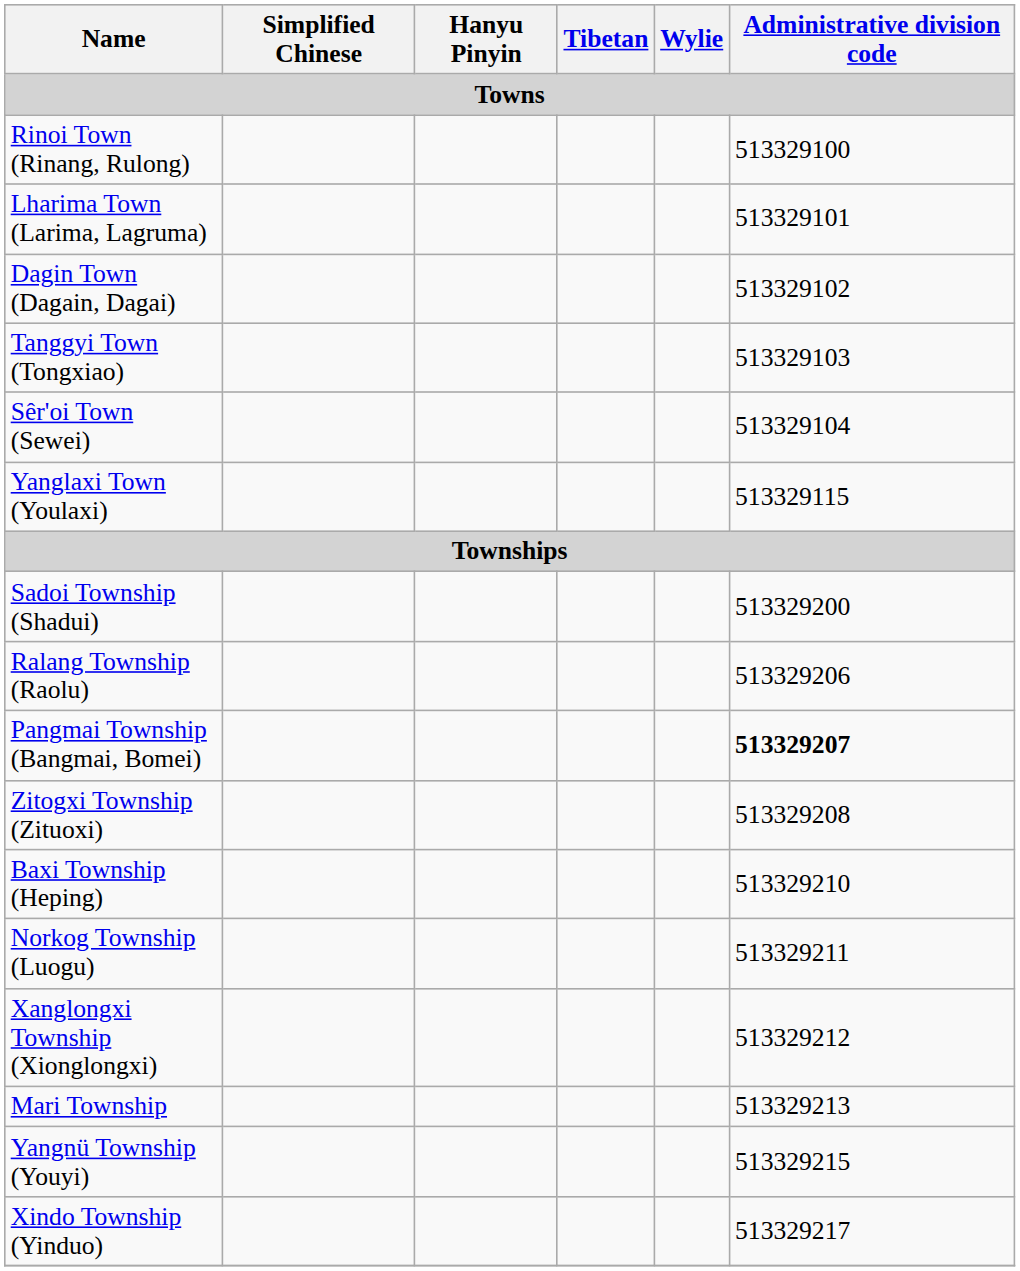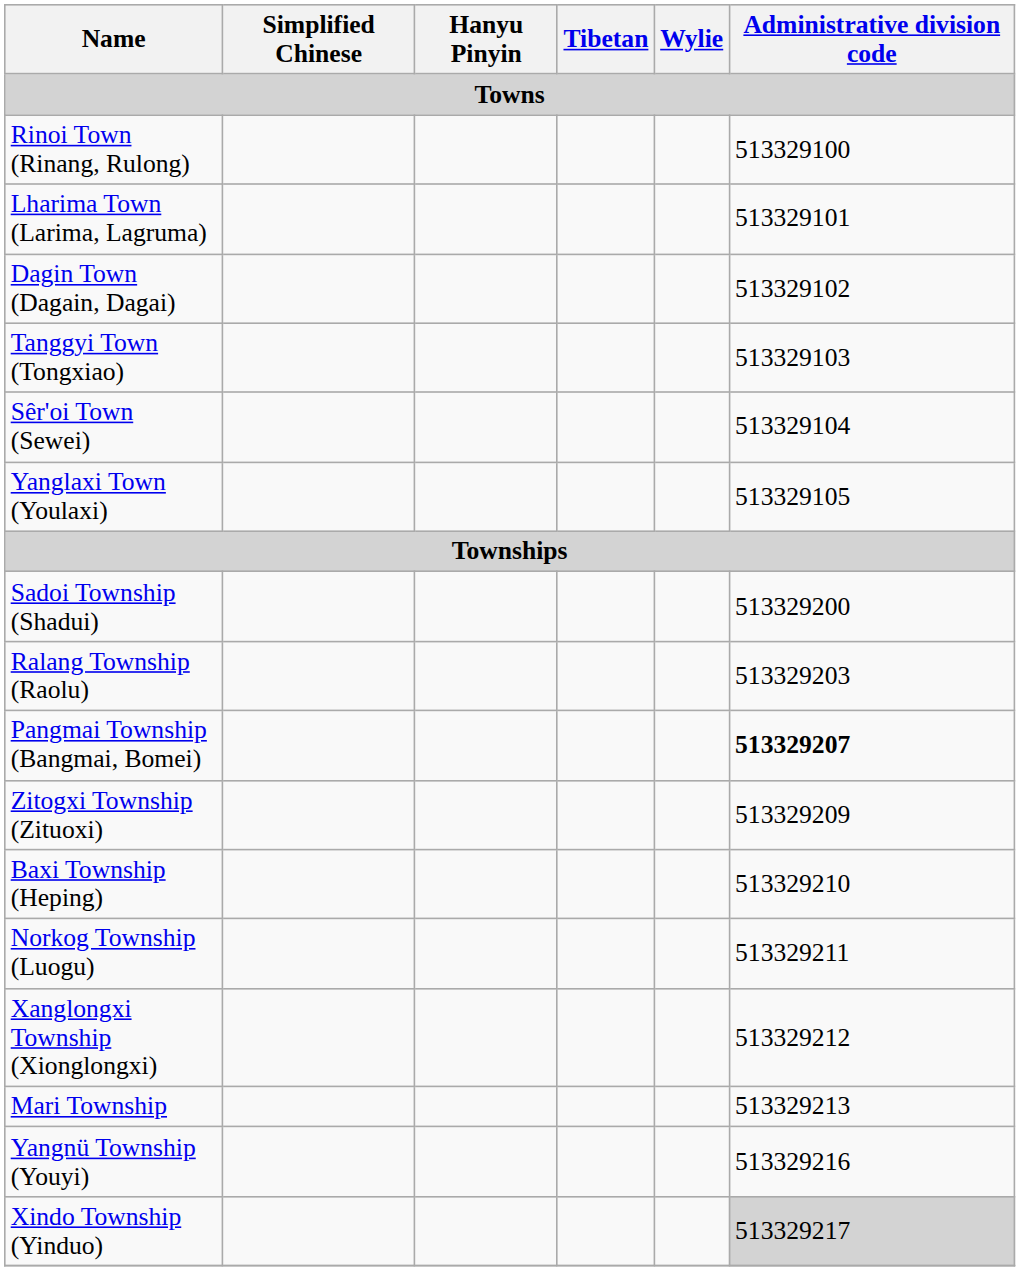(792, 496) 513329115 -> (793, 496) 513329105
(793, 675) 513329206 -> (793, 675) 513329203
(793, 814) 513329208 -> (793, 814) 513329209
(793, 1161) 513329215 -> (793, 1161) 513329216
(793, 1230) no background -> (793, 1230) lightgrey background
